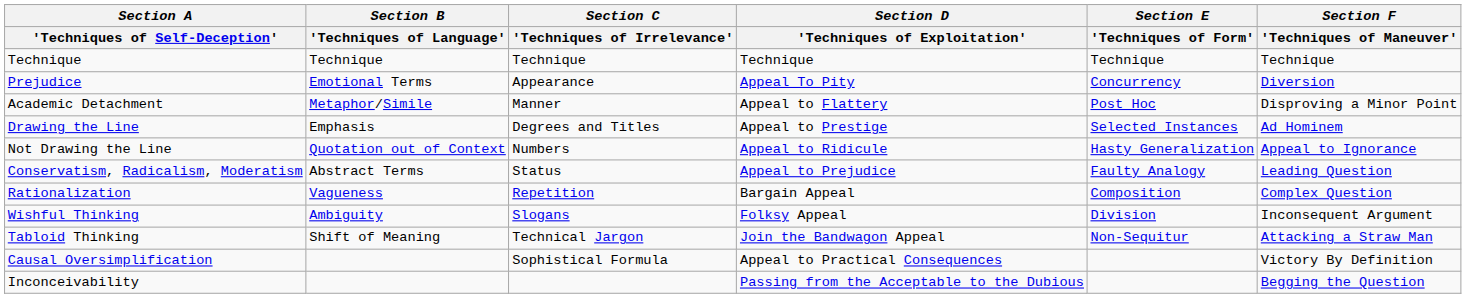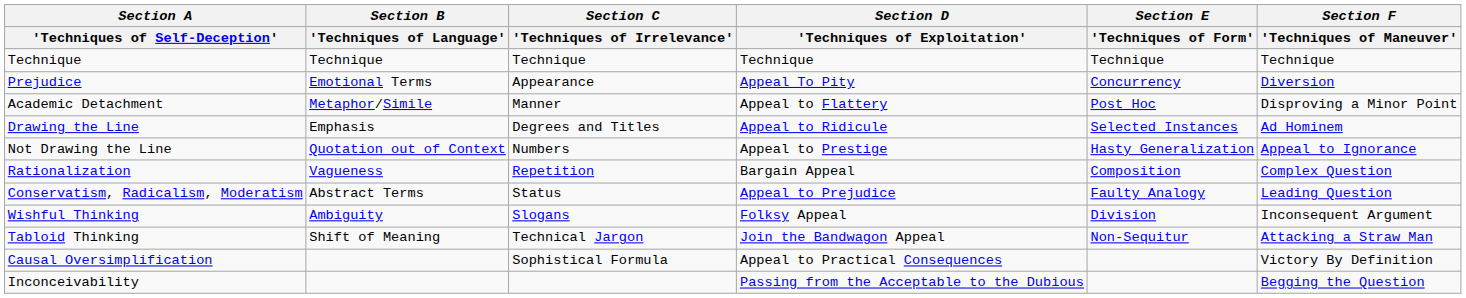(814, 127) Appeal to Prestige -> (814, 127) Appeal to Ridicule
(814, 149) Appeal to Ridicule -> (814, 149) Appeal to Prestige
rows swapped: (155, 171) <-> (69, 194)
